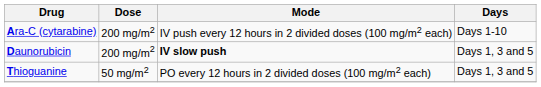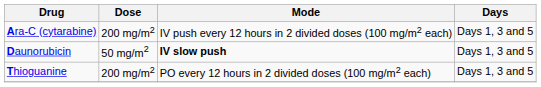(482, 31) Days 1-10 -> (495, 31) Days 1, 3 and 5
(128, 52) 200 mg/m2 -> (125, 52) 50 mg/m2
(125, 72) 50 mg/m2 -> (128, 72) 200 mg/m2
